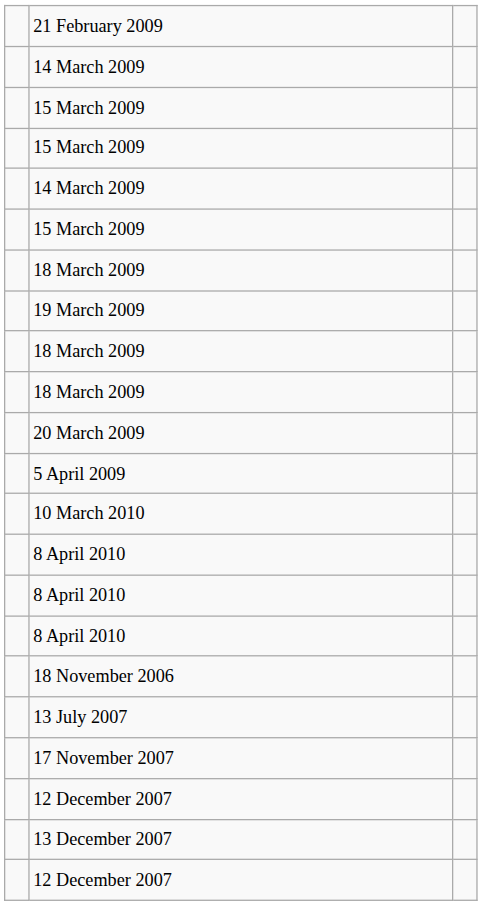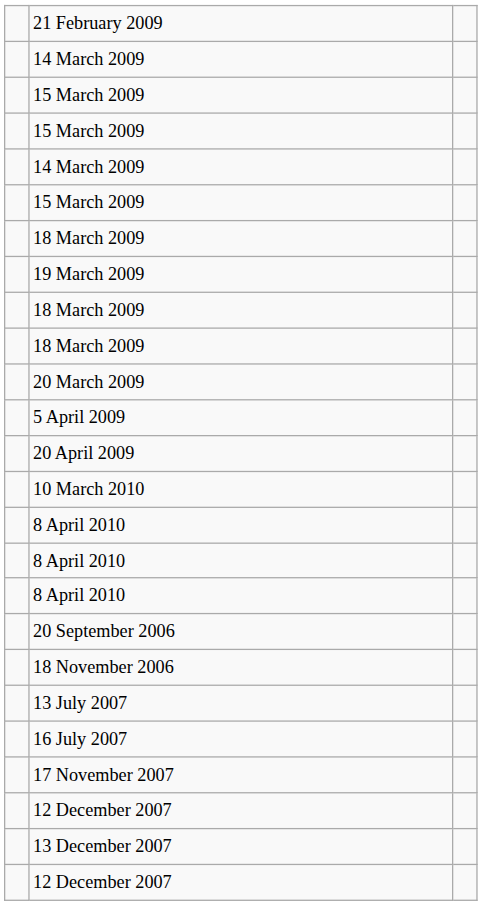+ row: (17, 453)
+ row: (17, 632)
+ row: (17, 739)
